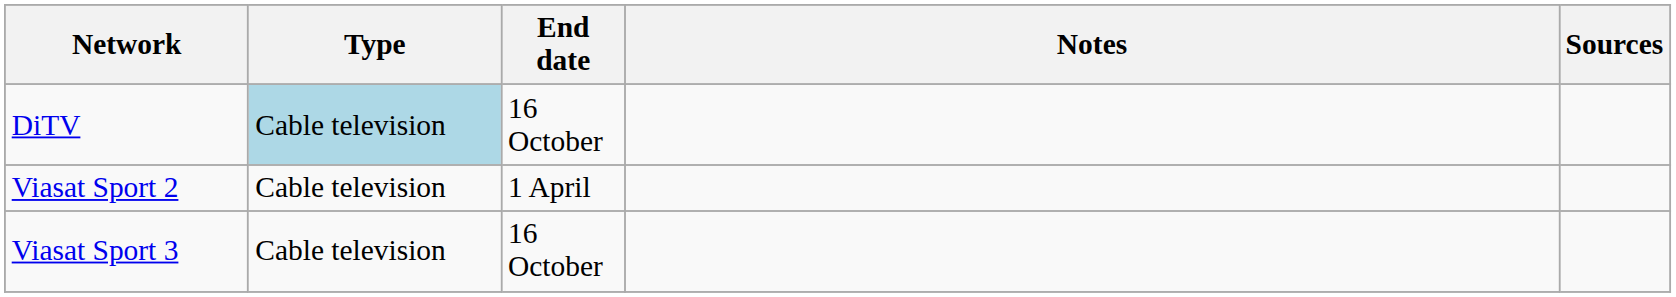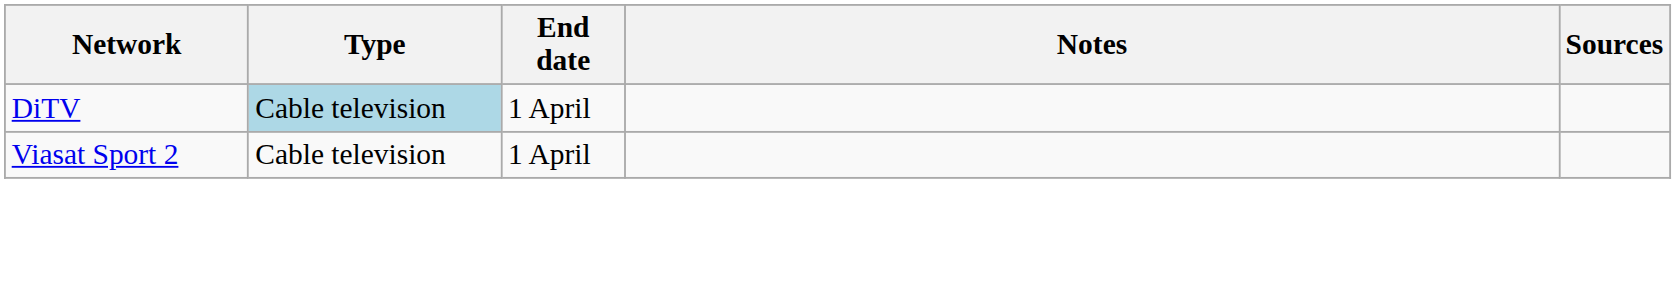(555, 124) 16 October -> (549, 107) 1 April
- row: (95, 250)
